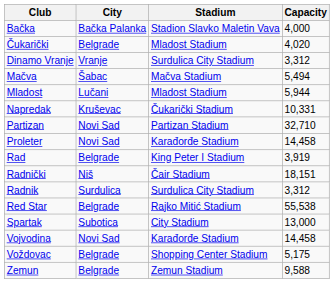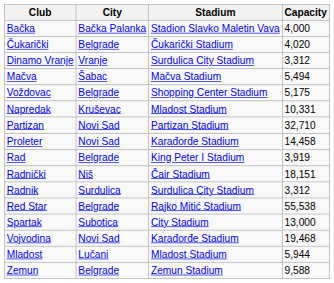(189, 45) Mladost Stadium -> (192, 45) Čukarički Stadium
rows swapped: (25, 93) <-> (29, 254)
(192, 109) Čukarički Stadium -> (189, 109) Mladost Stadium
(300, 238) 14,458 -> (300, 238) 19,468
